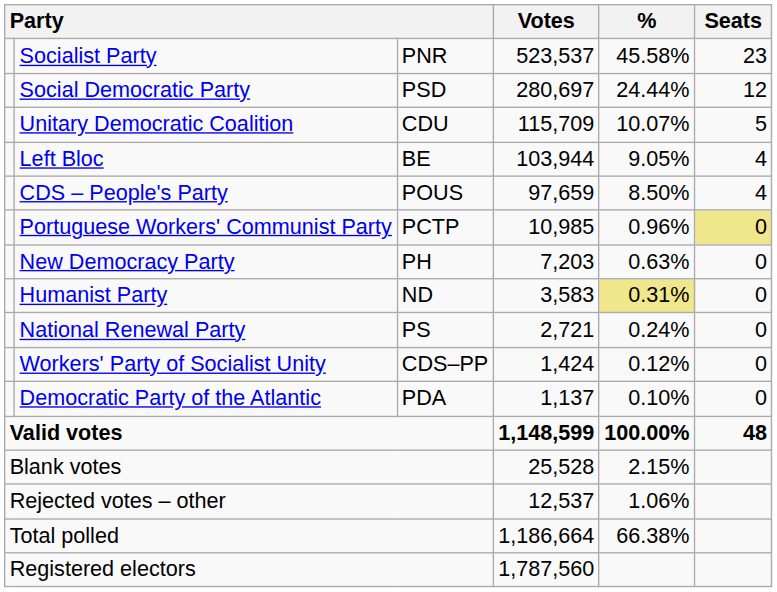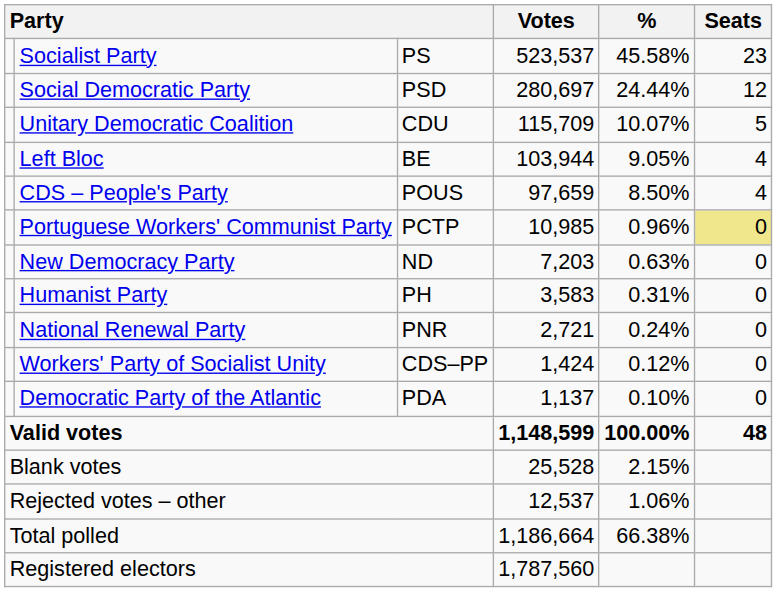(425, 55) PNR -> (416, 55) PS
(417, 261) PH -> (417, 261) ND
(417, 295) ND -> (417, 295) PH
(659, 295) khaki background -> (659, 295) no background
(416, 329) PS -> (425, 329) PNR
